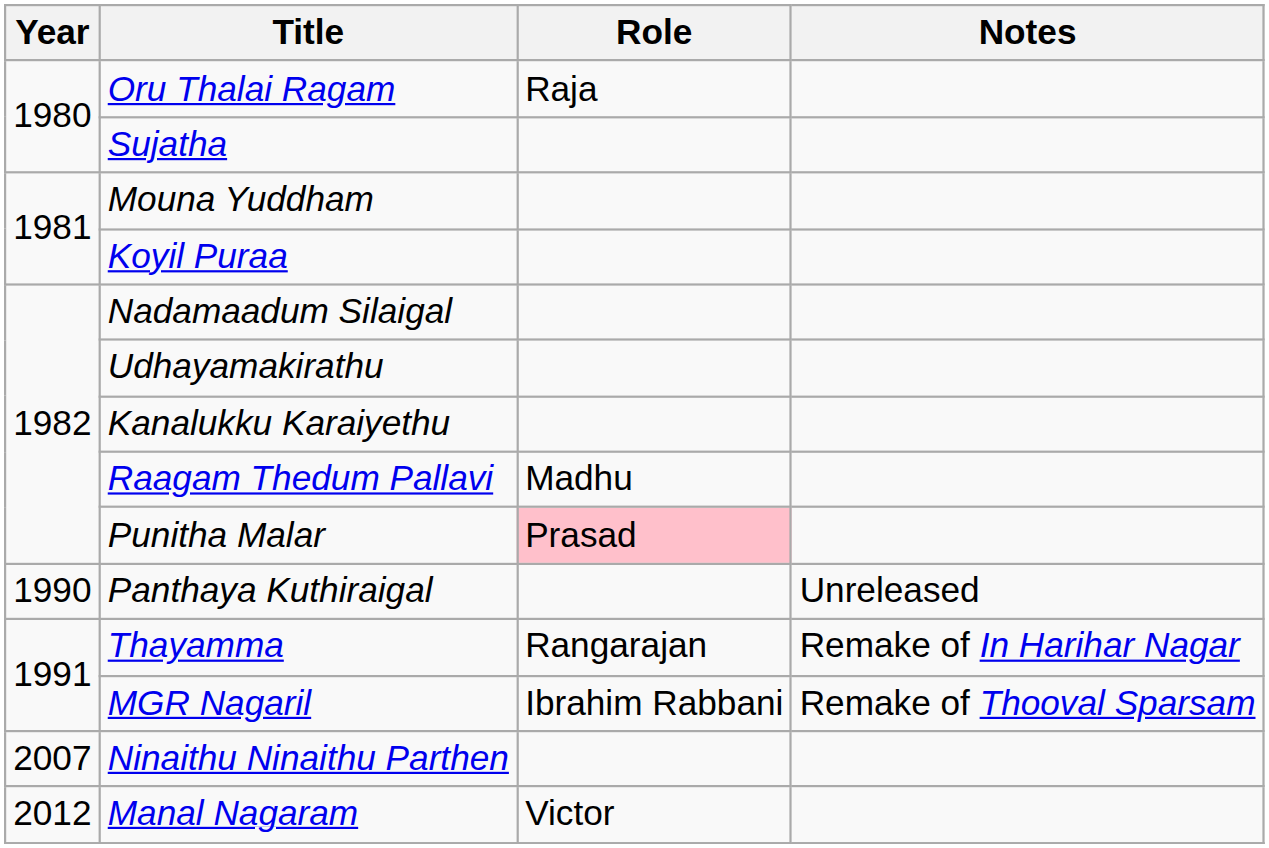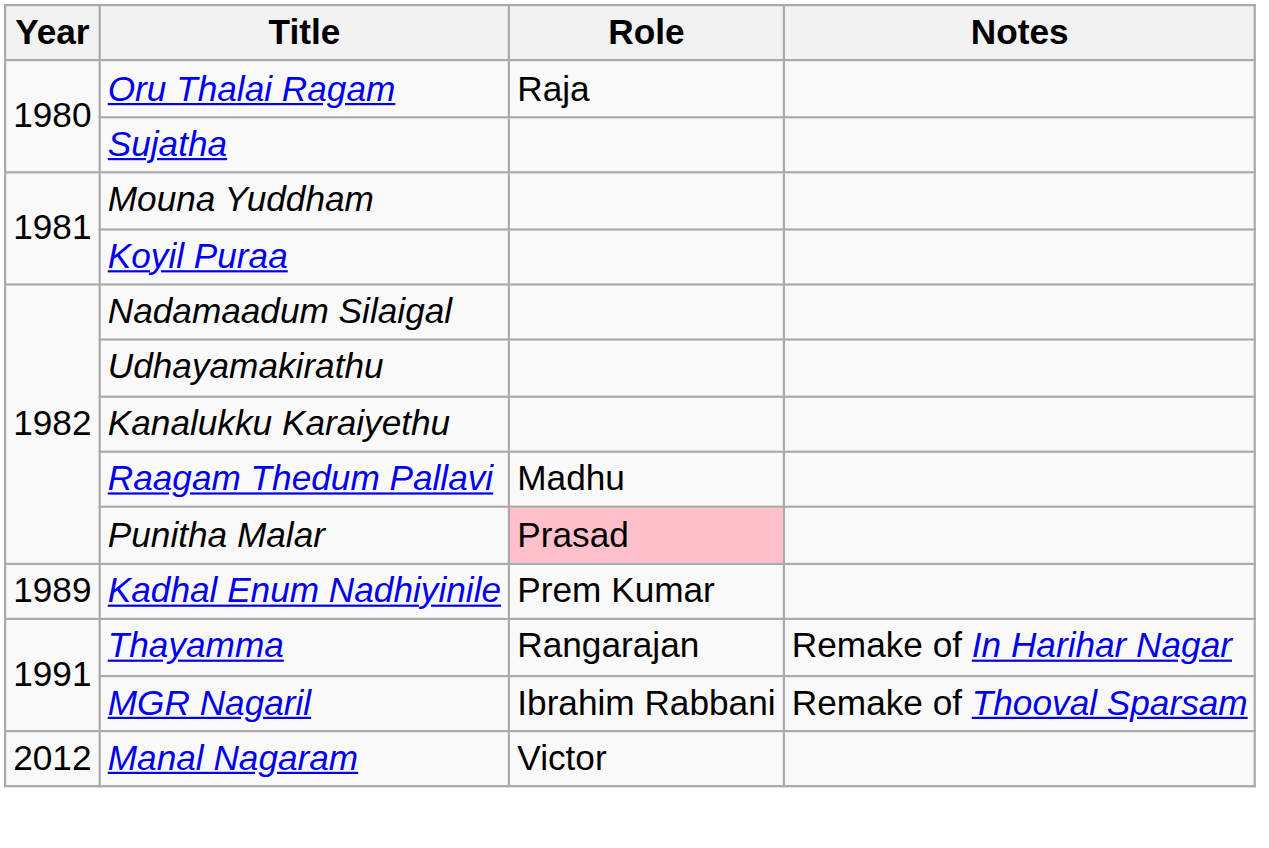+ row: (304, 590)
- row: (270, 590)
- row: (308, 758)
